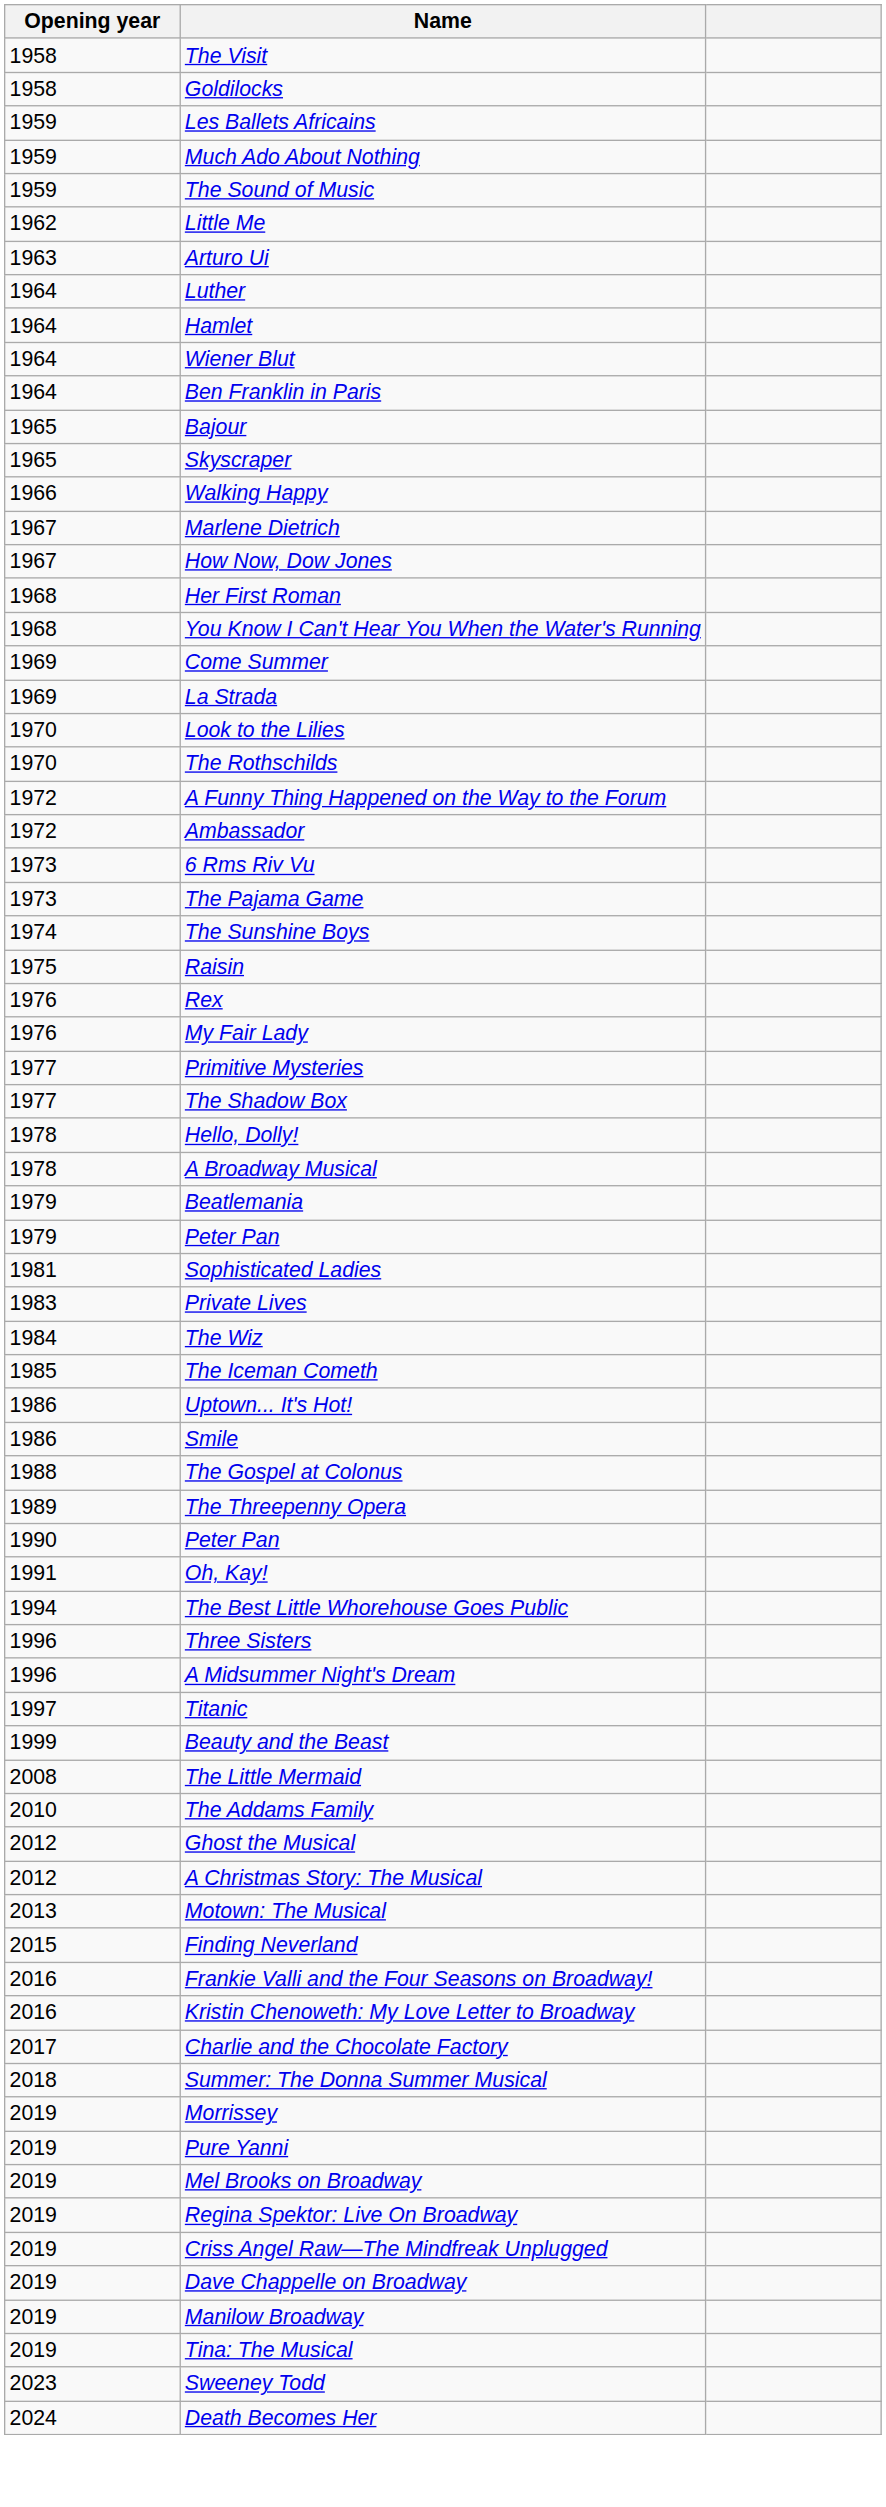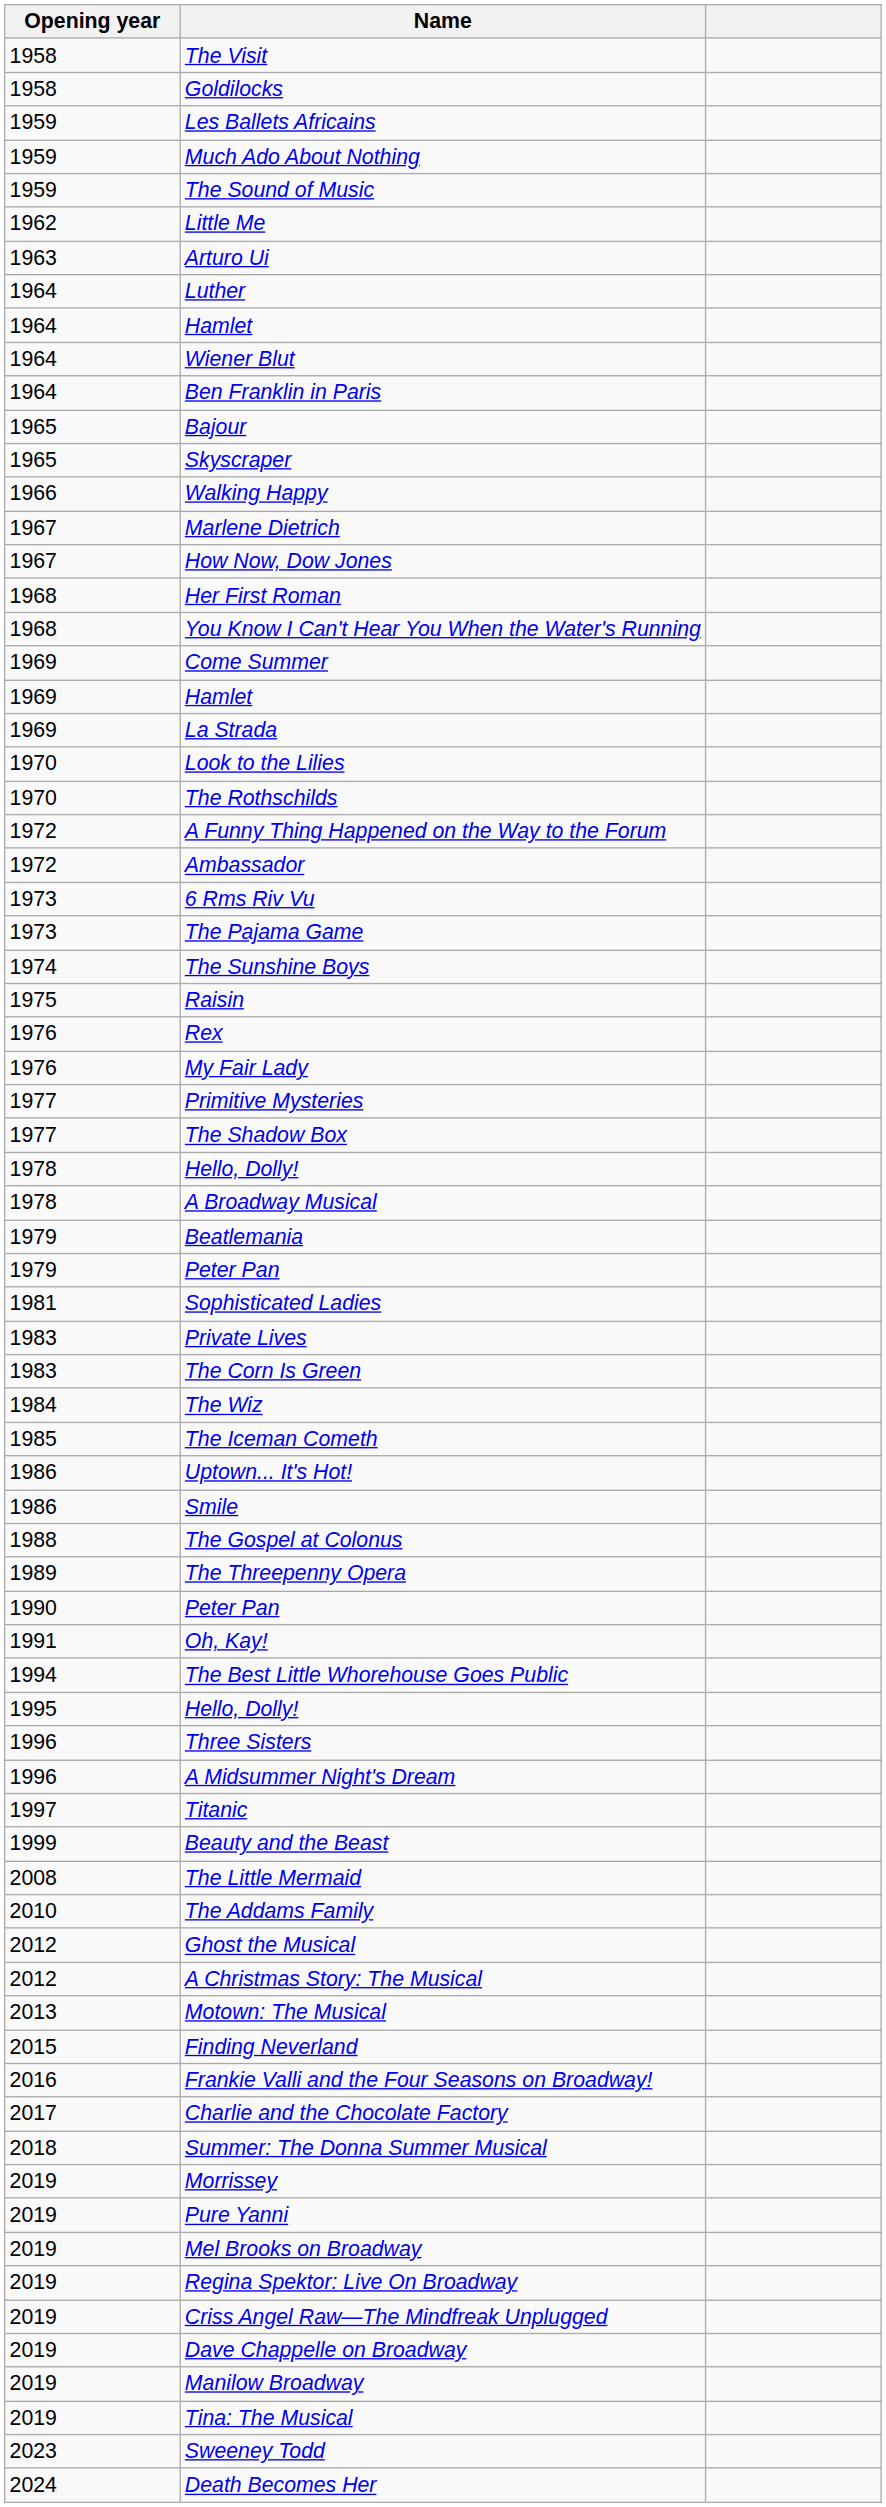+ row: (33, 696)
+ row: (33, 1371)
+ row: (33, 1708)
- row: (33, 2012)
